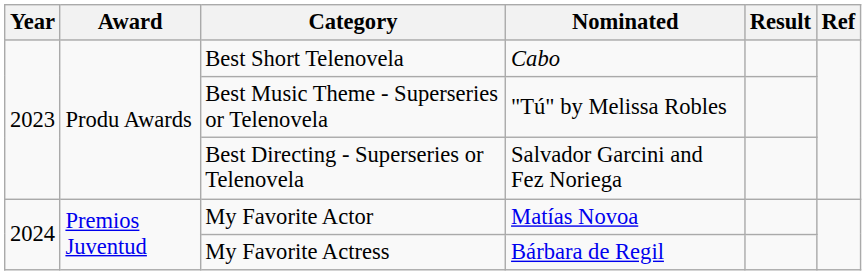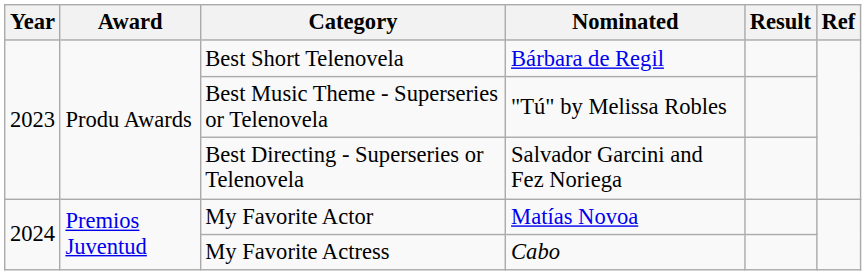(536, 58) Cabo -> (587, 58) Bárbara de Regil
(587, 252) Bárbara de Regil -> (536, 252) Cabo
